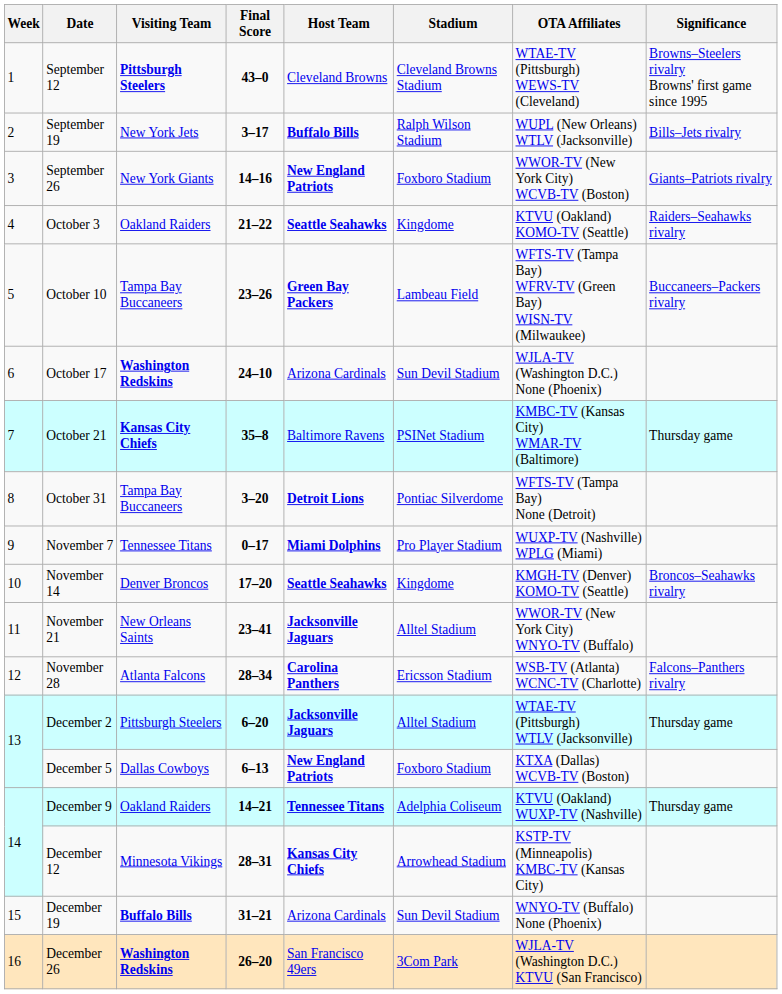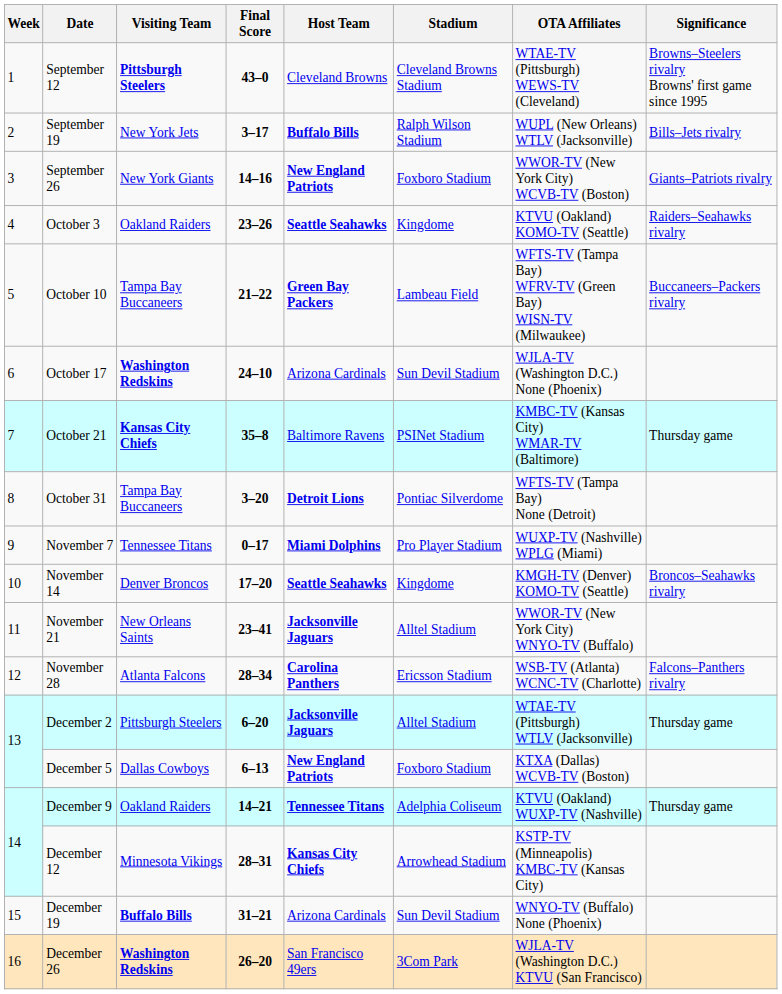(255, 225) 21–22 -> (255, 225) 23–26
(255, 295) 23–26 -> (255, 295) 21–22
